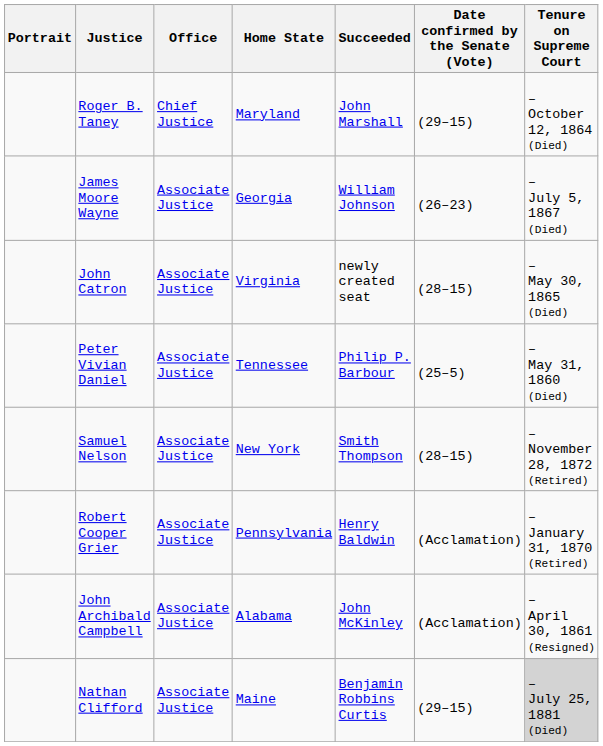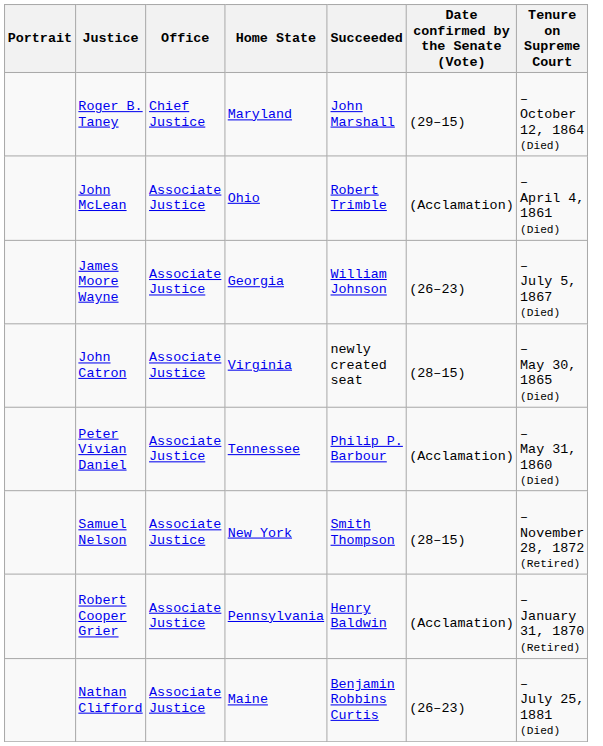+ row: (102, 198)
(441, 373) (25–5) -> (461, 457) (Acclamation)
- row: (115, 616)
(445, 708) (29–15) -> (437, 708) (26–23)
(560, 707) lightgrey background -> (552, 707) no background
